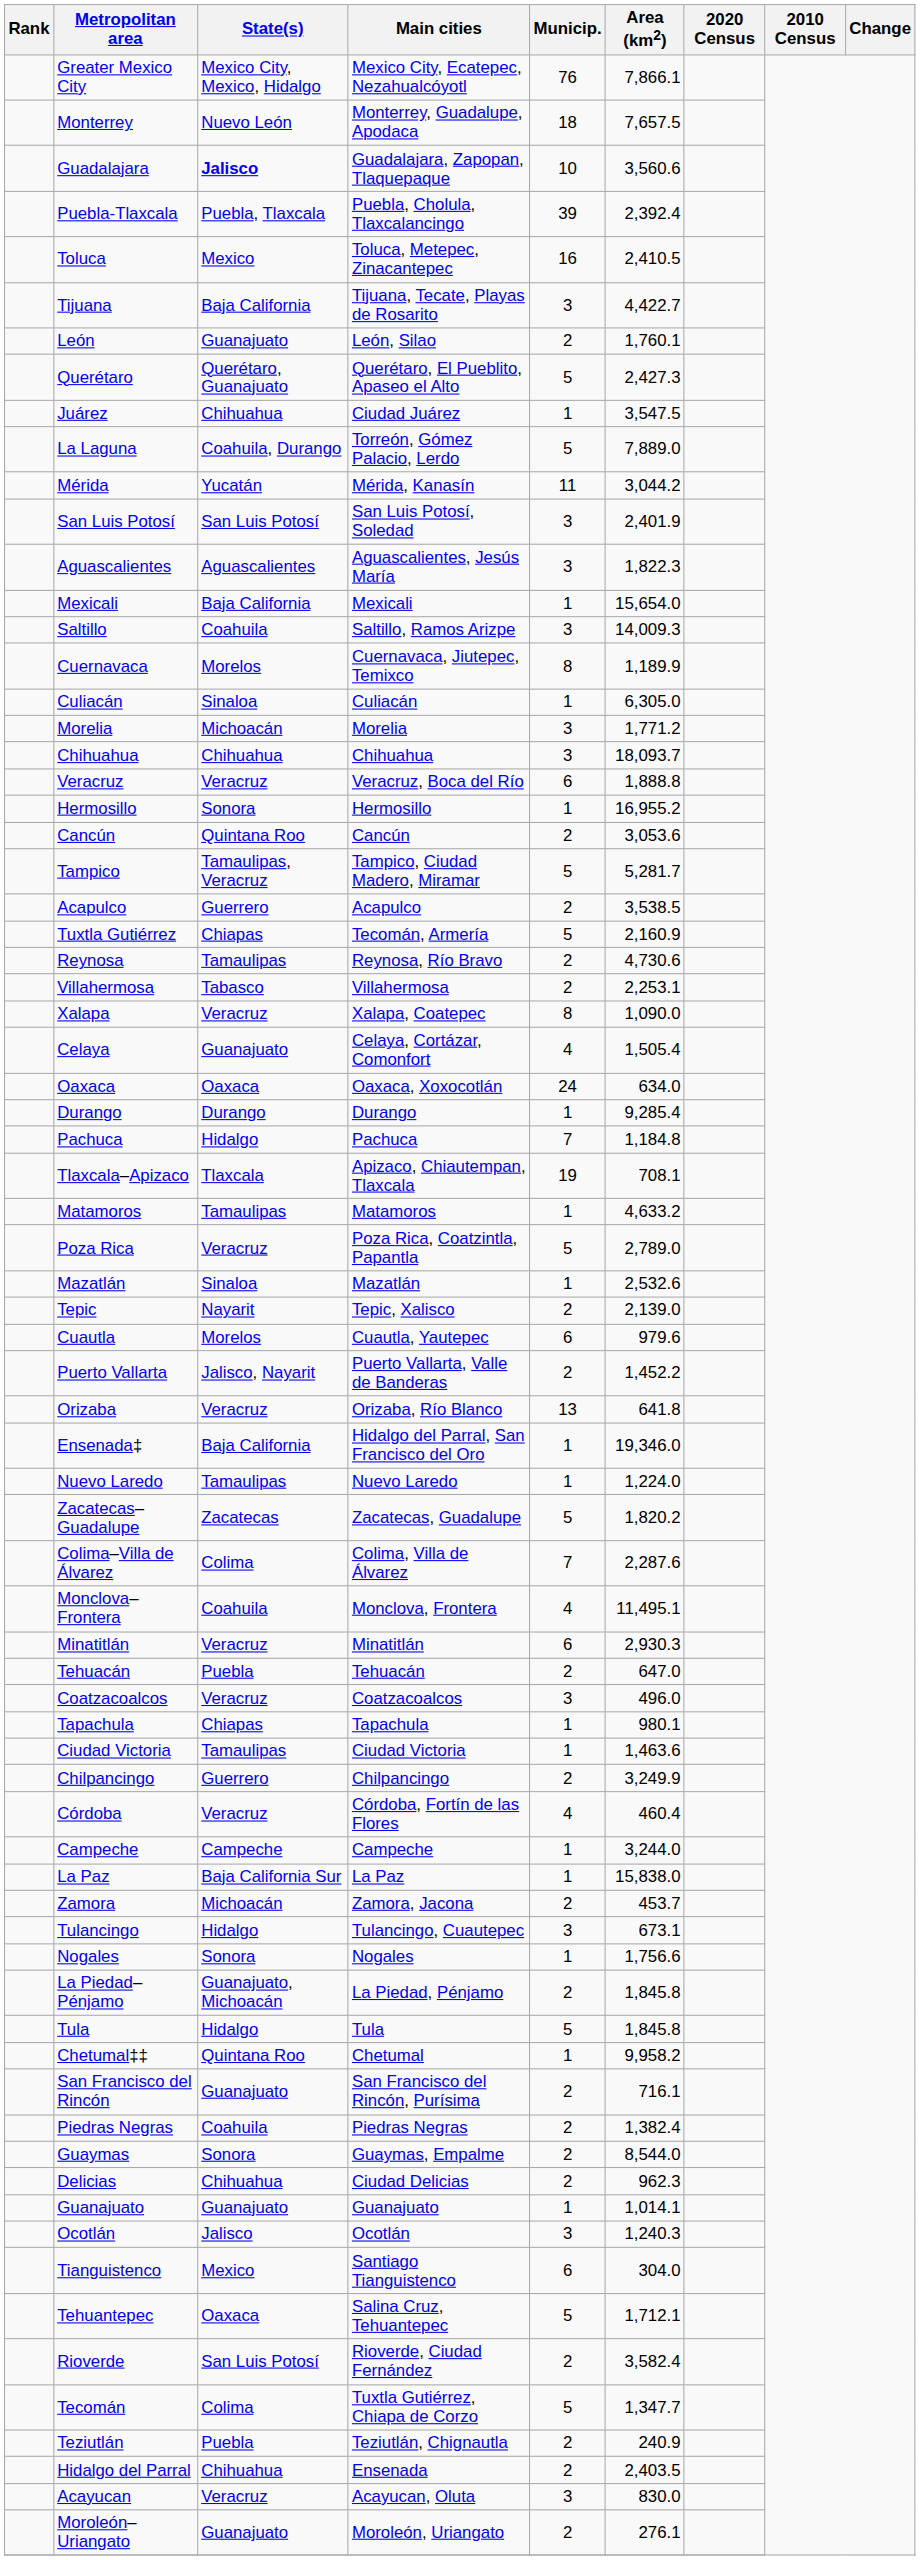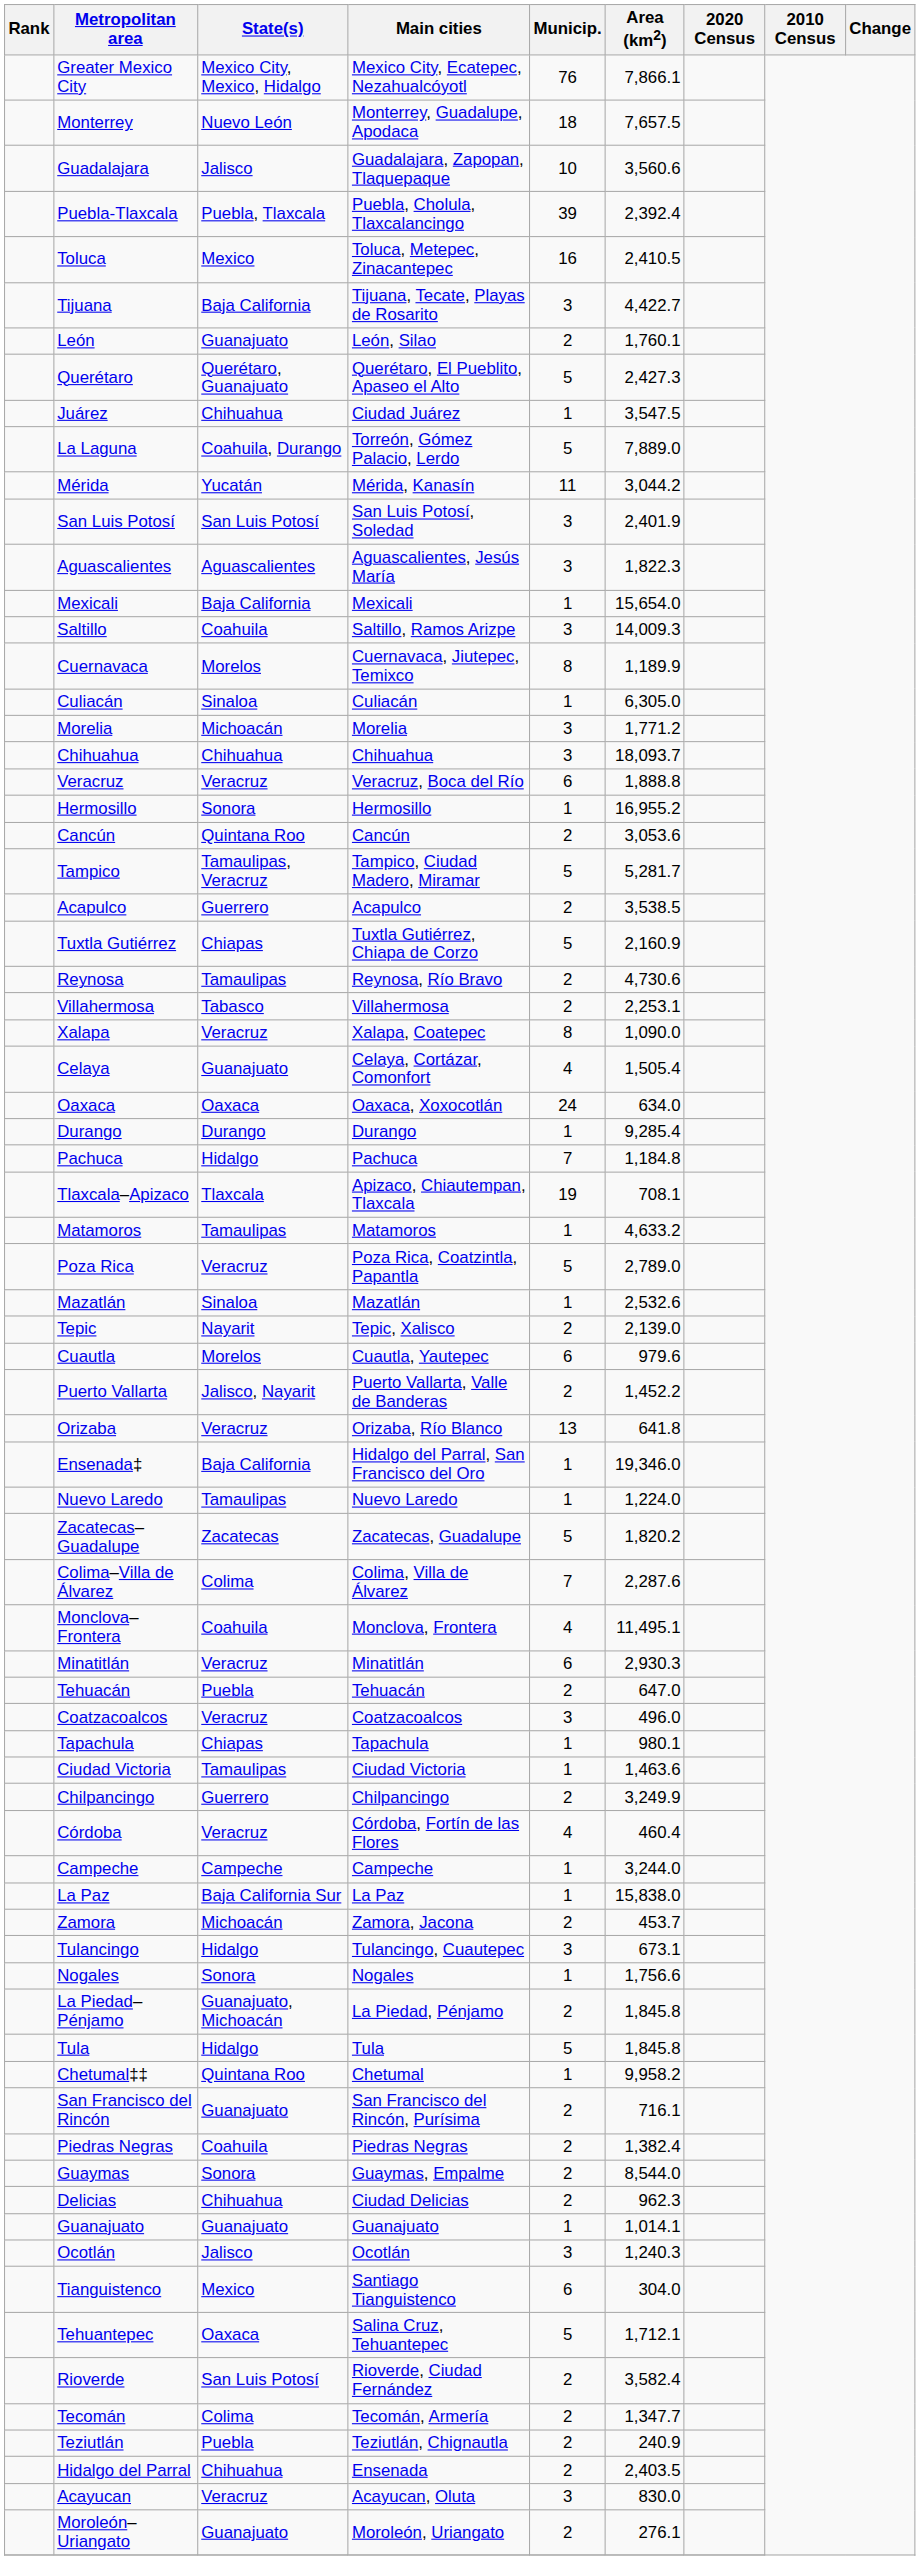(230, 168) bold -> (227, 168) normal
(420, 934) Tecomán, Armería -> (415, 943) Tuxtla Gutiérrez, Chiapa de Corzo
(415, 2407) Tuxtla Gutiérrez, Chiapa de Corzo -> (420, 2416) Tecomán, Armería
(568, 2407) 5 -> (568, 2416) 2
